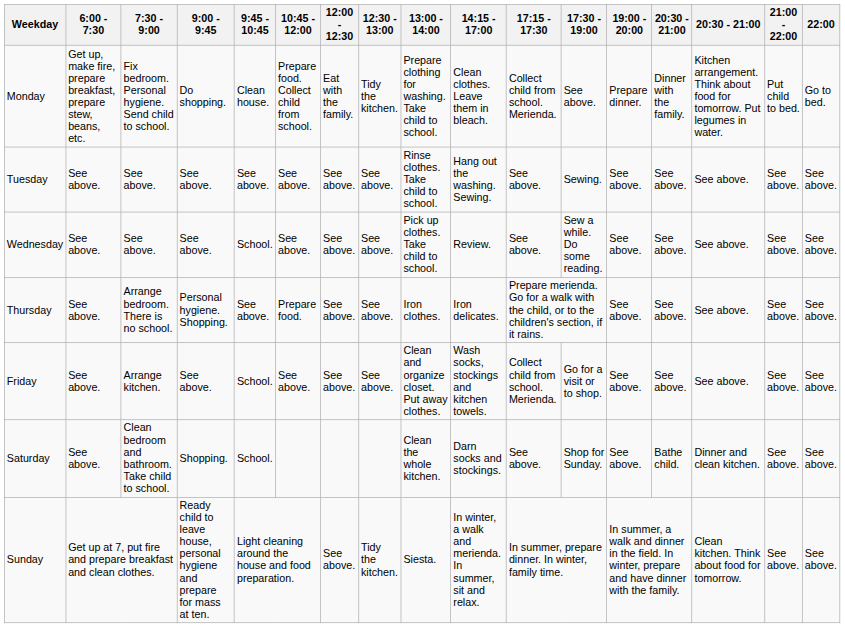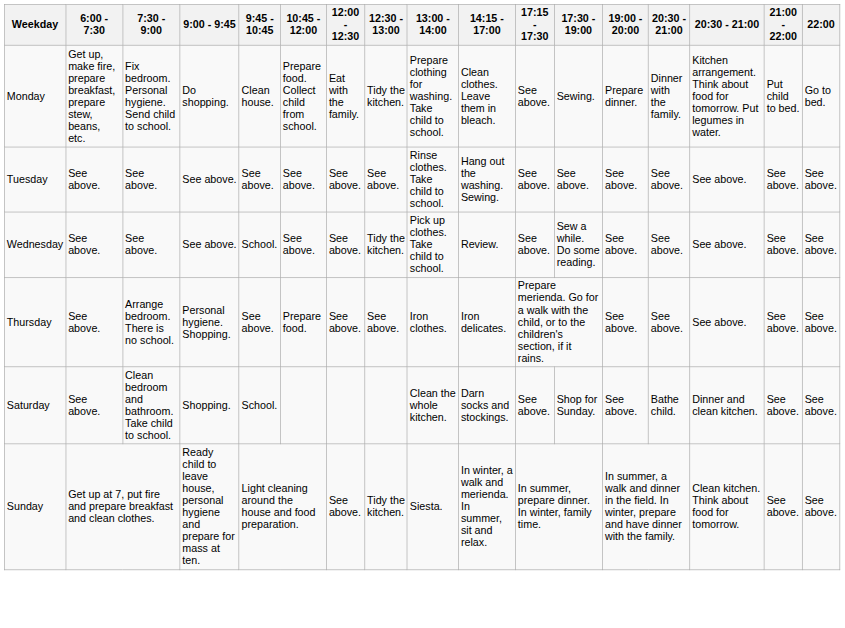(533, 96) Collect child from school. Merienda. -> (534, 96) See above.
(580, 96) See above. -> (576, 96) Sewing.
(583, 179) Sewing. -> (573, 179) See above.
(377, 244) See above. -> (386, 244) Tidy the kitchen.
- row: (22, 381)
